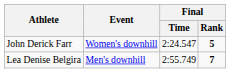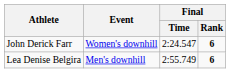(212, 44) 5 -> (212, 44) 6
(212, 60) 7 -> (212, 60) 6
